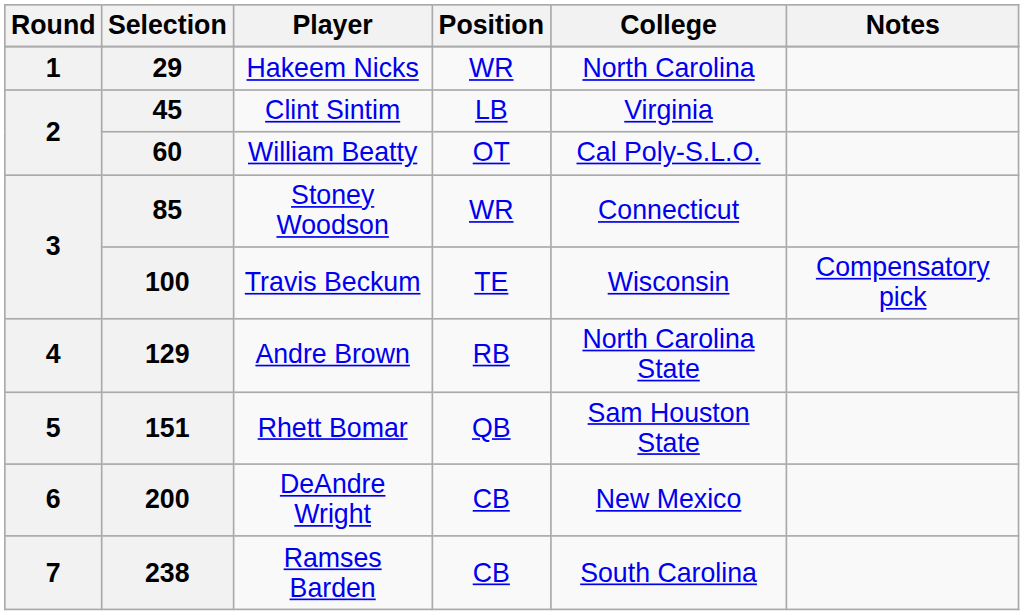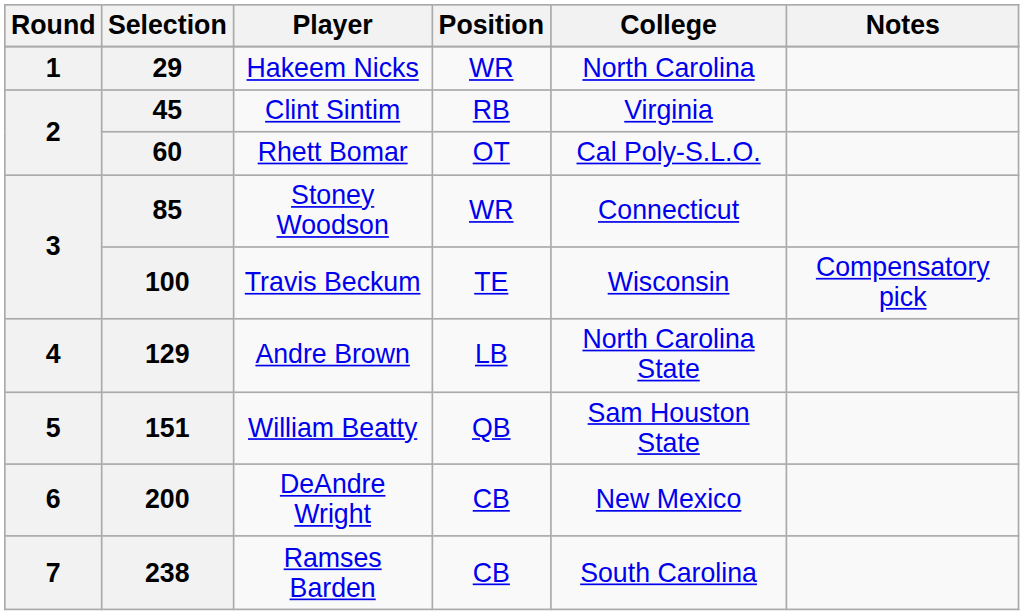(491, 110) LB -> (491, 110) RB
(333, 152) William Beatty -> (333, 152) Rhett Bomar
(491, 355) RB -> (491, 355) LB
(333, 427) Rhett Bomar -> (333, 427) William Beatty
